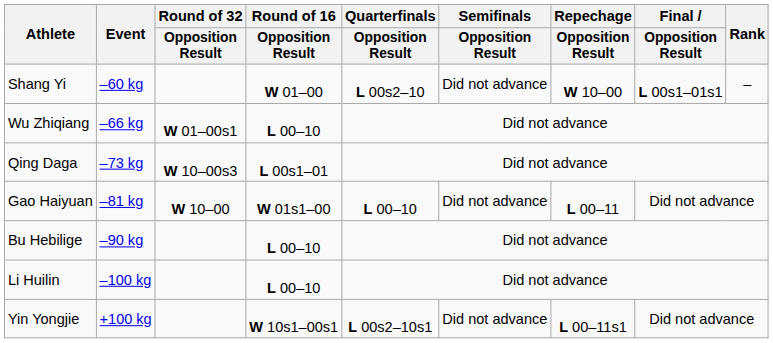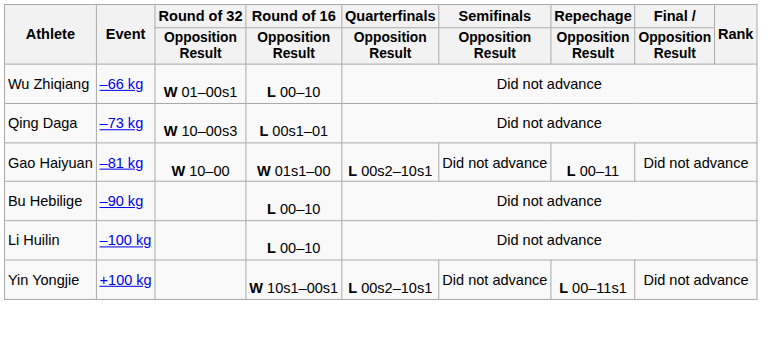- row: (37, 84)
(390, 210) L 00–10 -> (390, 171) L 00s2–10s1
